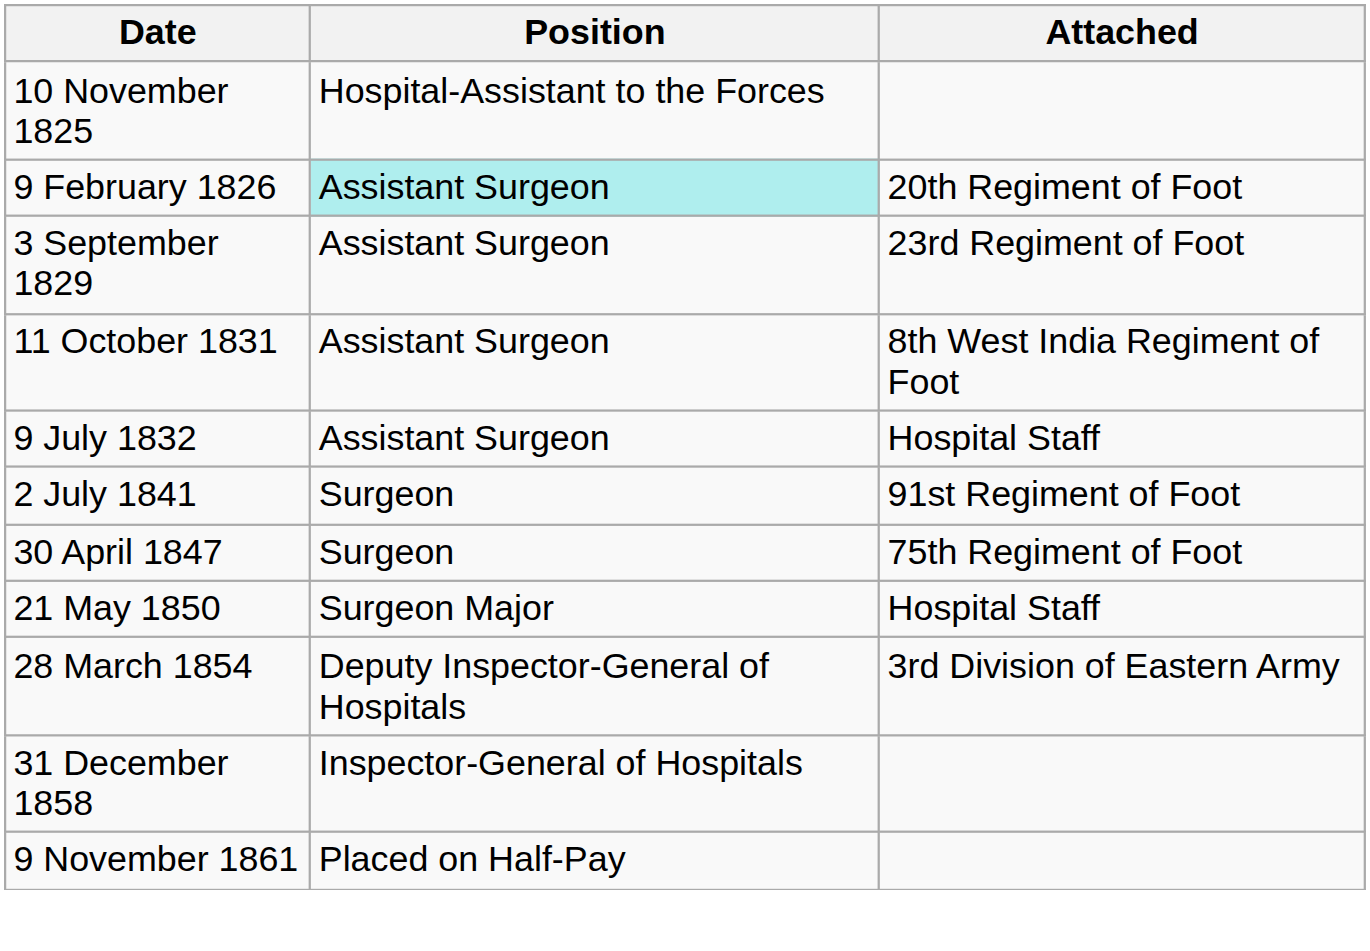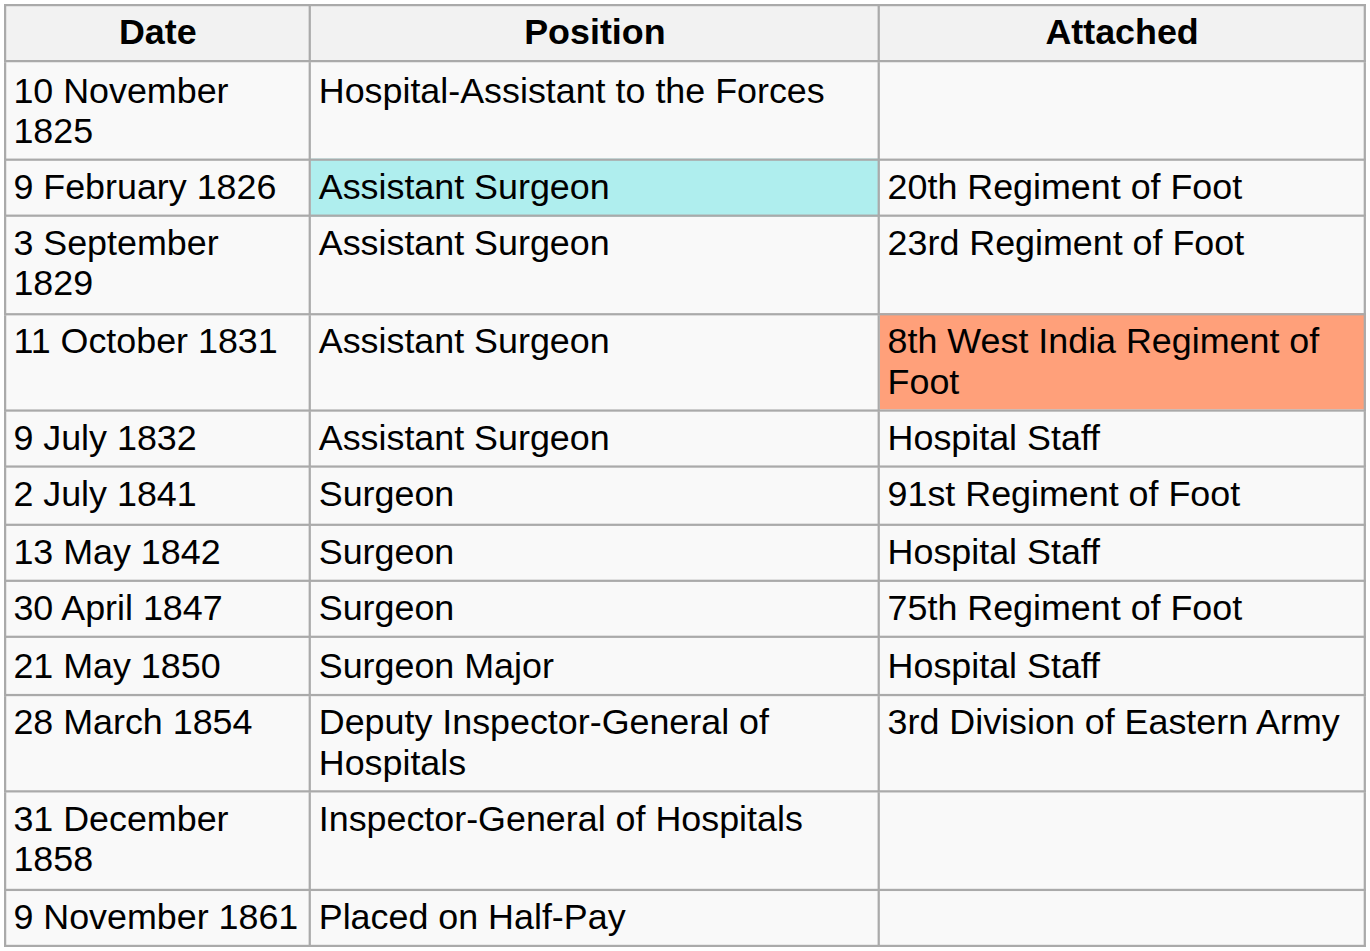(1103, 361) no background -> (1103, 361) lightsalmon background
+ row: (117, 551)
